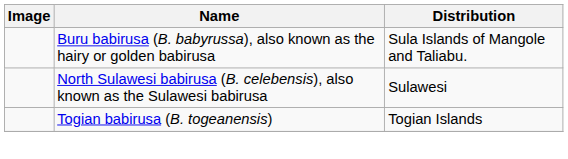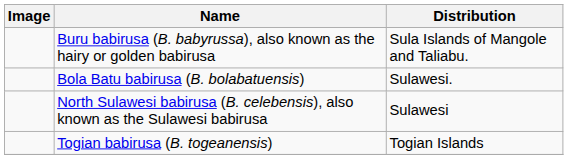+ row: (181, 79)
